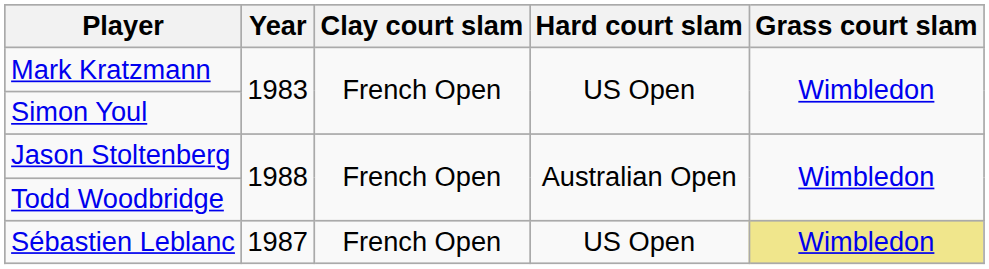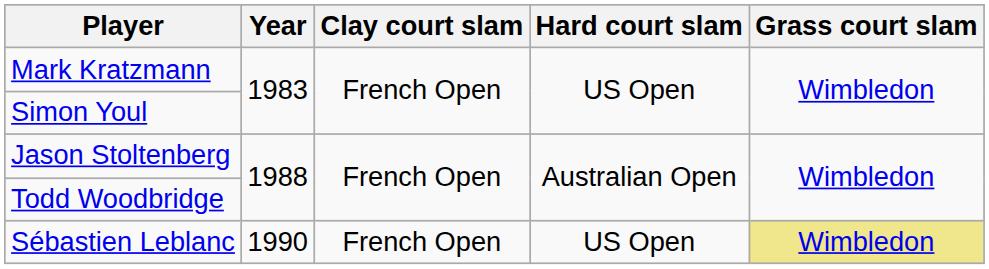(278, 241) 1987 -> (278, 241) 1990
